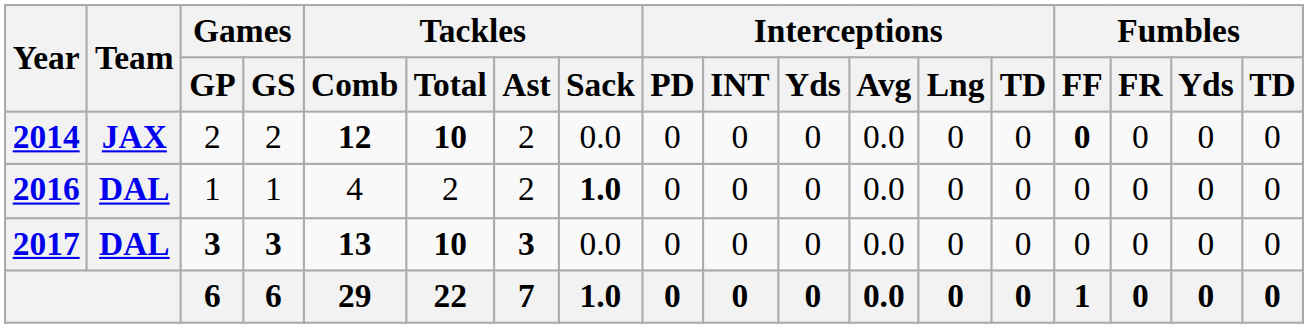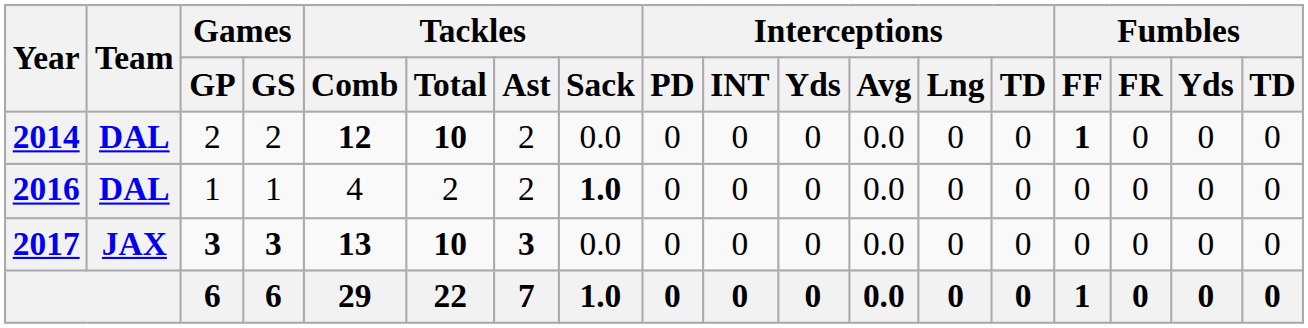(134, 137) JAX -> (134, 137) DAL
(1082, 137) 0 -> (1082, 137) 1
(134, 243) DAL -> (134, 243) JAX
